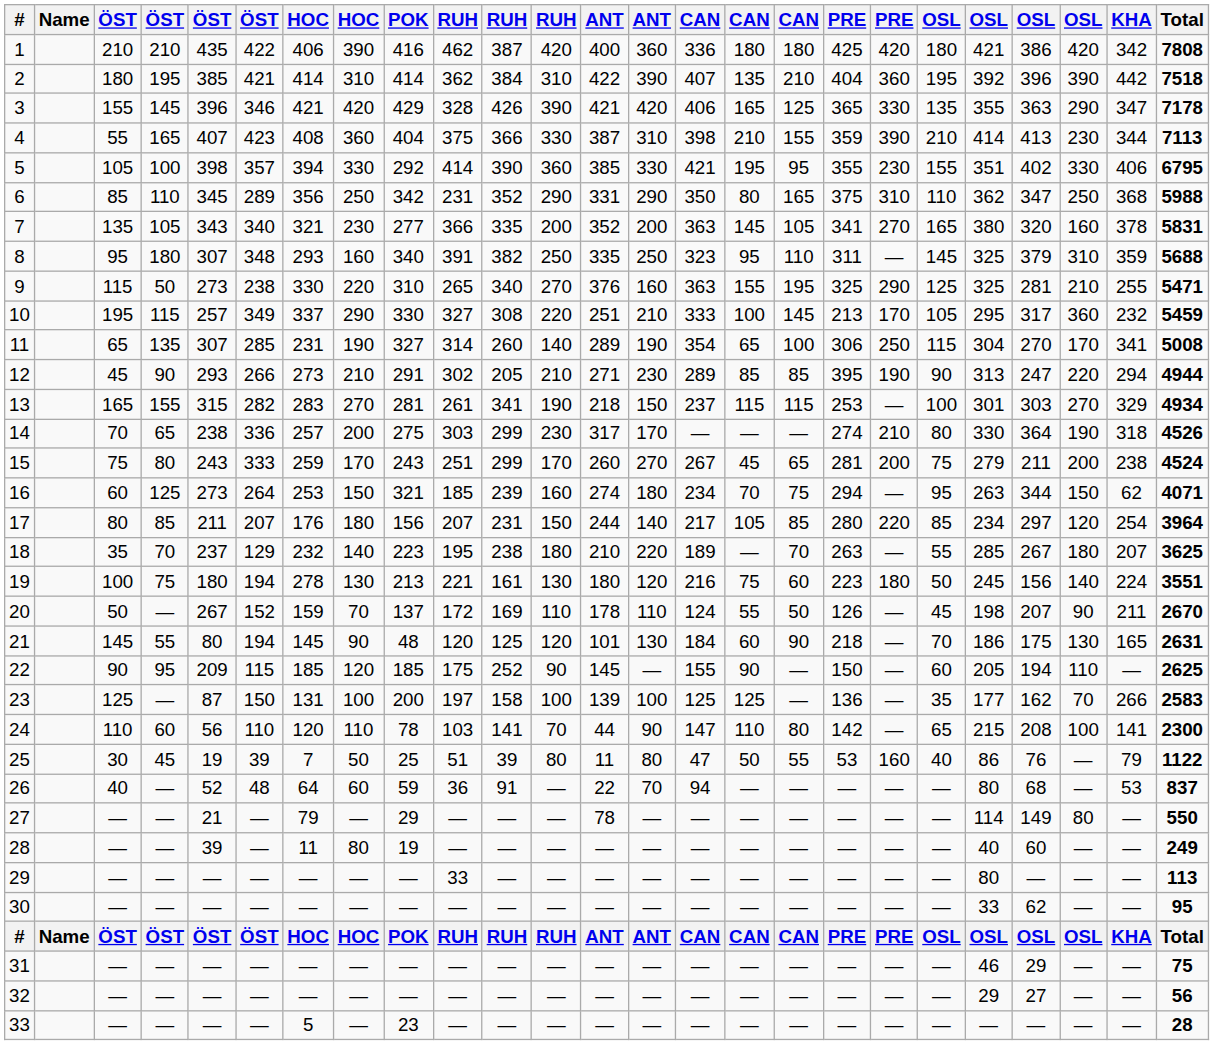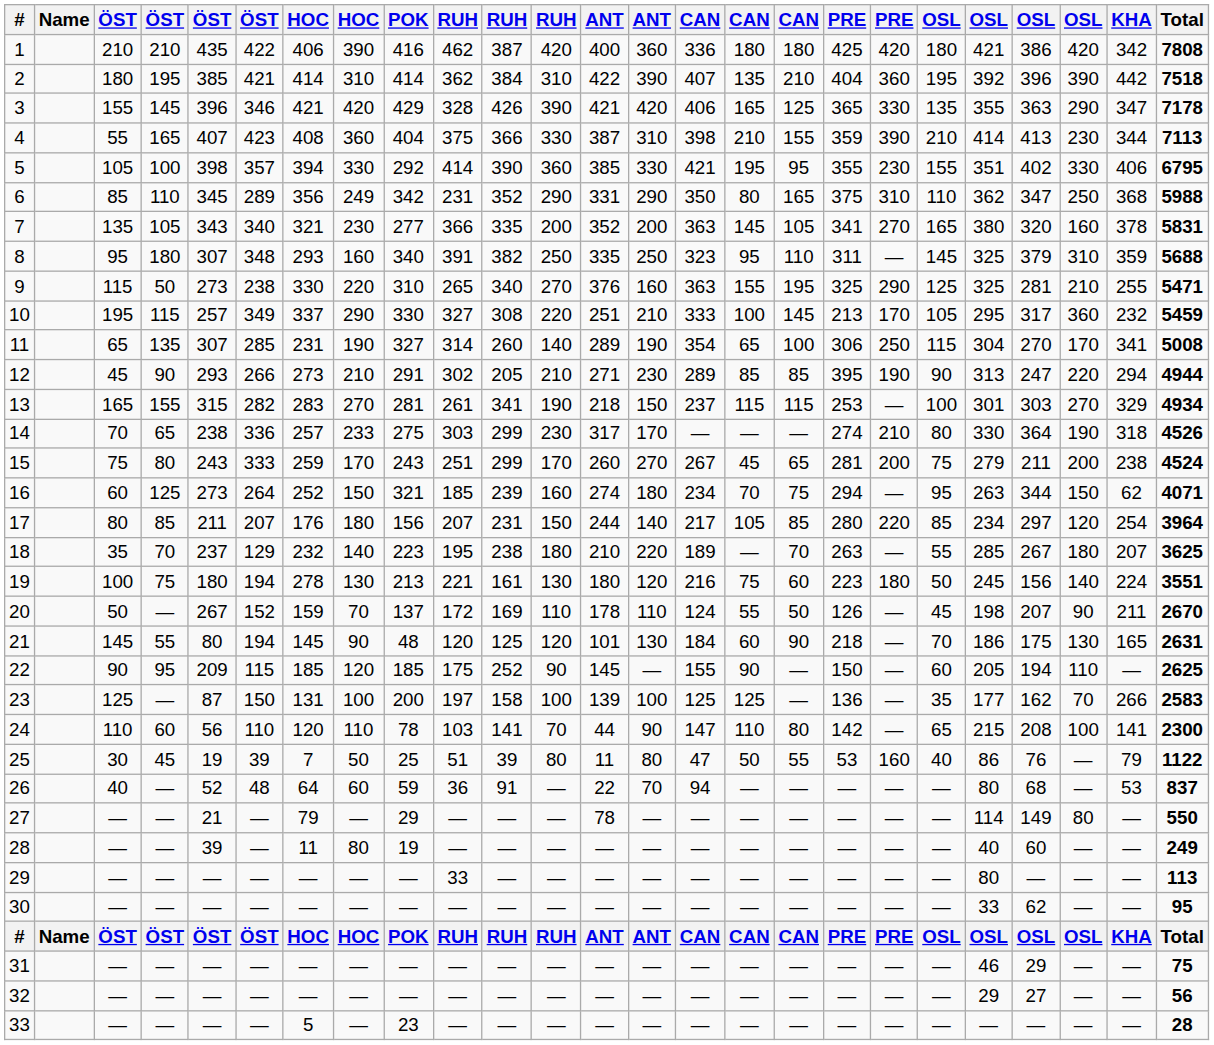(359, 197) 250 -> (359, 197) 249
(359, 434) 200 -> (359, 434) 233
(308, 493) 253 -> (308, 493) 252
